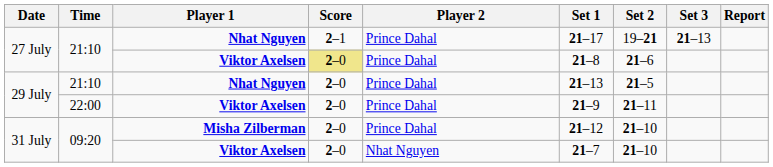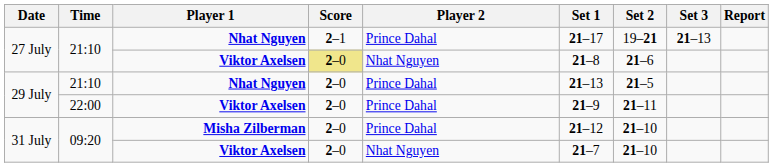(401, 61) Prince Dahal -> (402, 61) Nhat Nguyen
